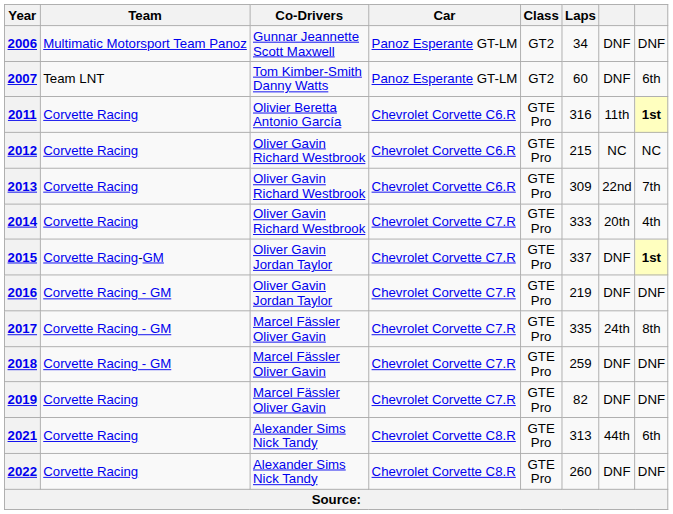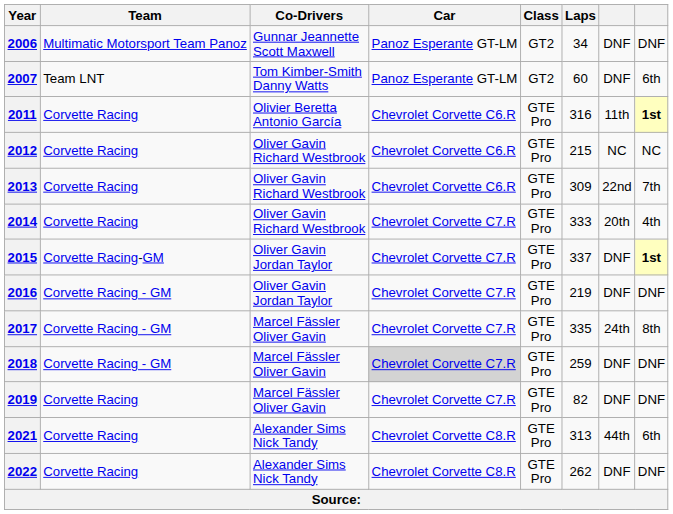(444, 364) no background -> (444, 364) lightgrey background
(580, 471) 260 -> (580, 471) 262
